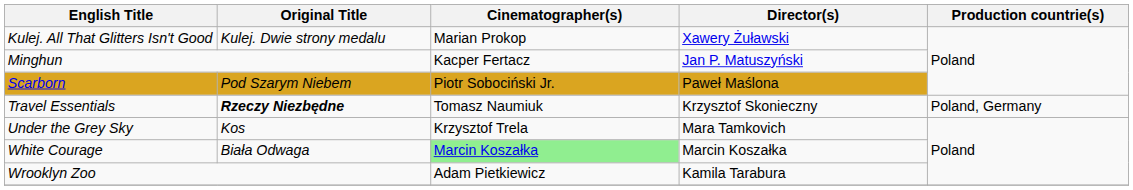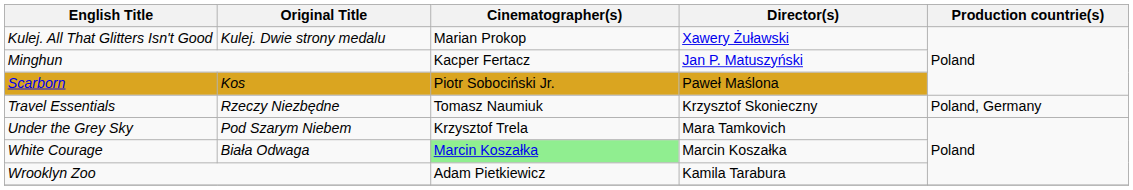(286, 83) Pod Szarym Niebem -> (233, 83) Kos
(282, 106) bold -> (280, 106) normal
(233, 128) Kos -> (286, 128) Pod Szarym Niebem
